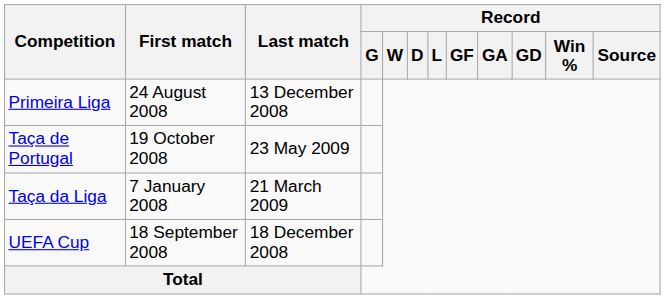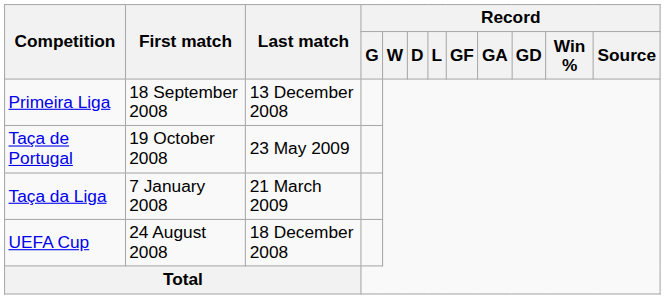(168, 102) 24 August 2008 -> (184, 102) 18 September 2008
(184, 242) 18 September 2008 -> (168, 242) 24 August 2008
